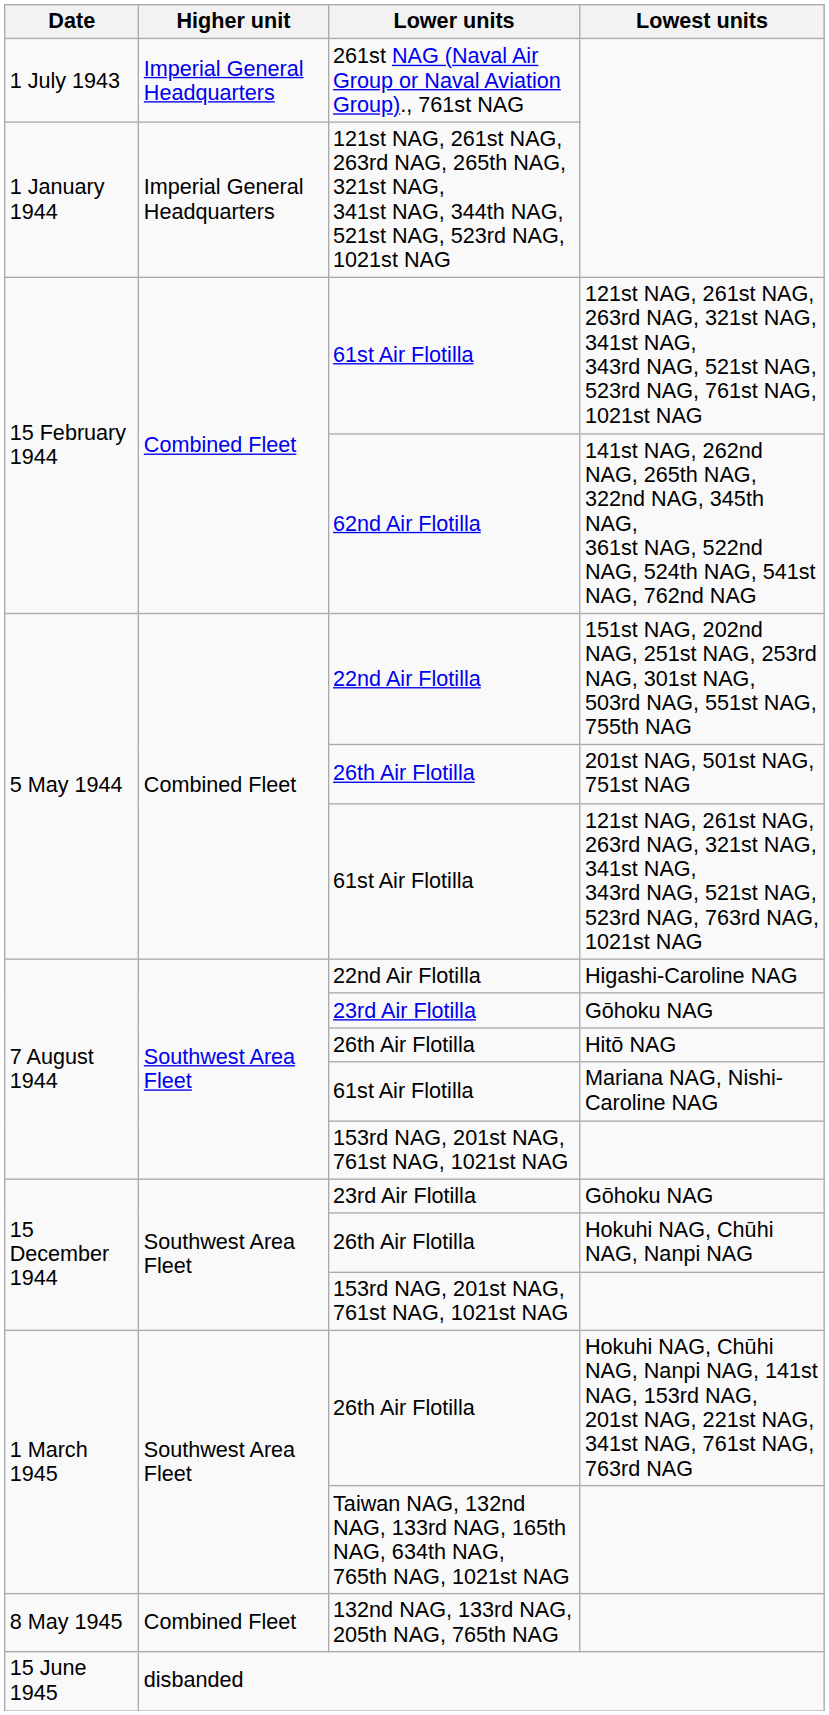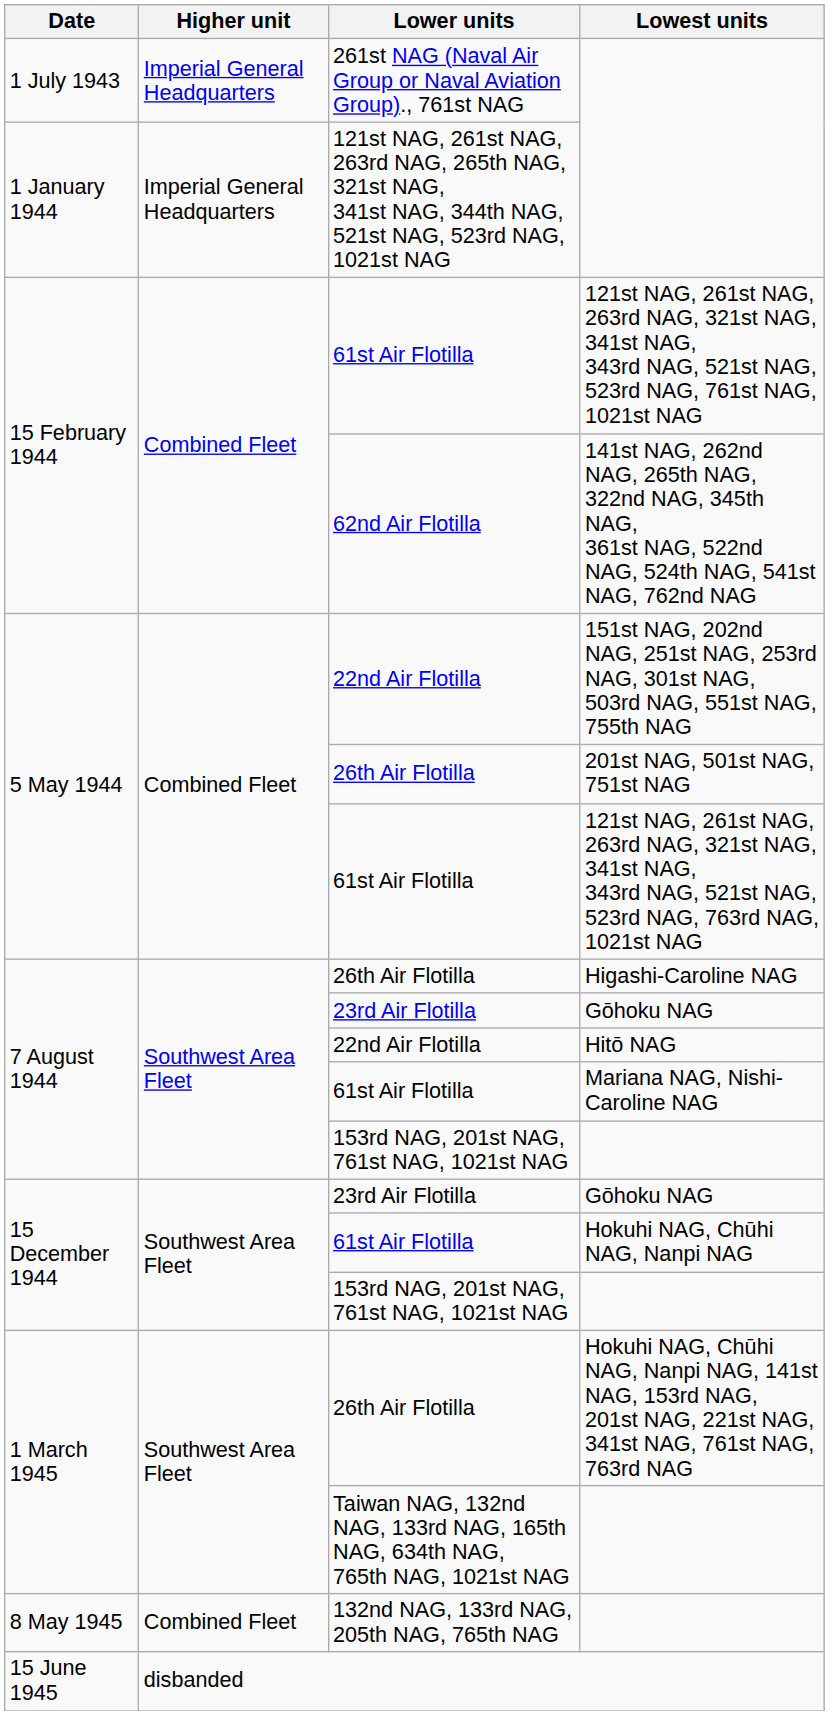(407, 976) 22nd Air Flotilla -> (404, 976) 26th Air Flotilla
(404, 1044) 26th Air Flotilla -> (407, 1044) 22nd Air Flotilla
(404, 1242) 26th Air Flotilla -> (403, 1242) 61st Air Flotilla
